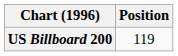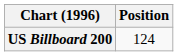(144, 39) 119 -> (144, 39) 124
